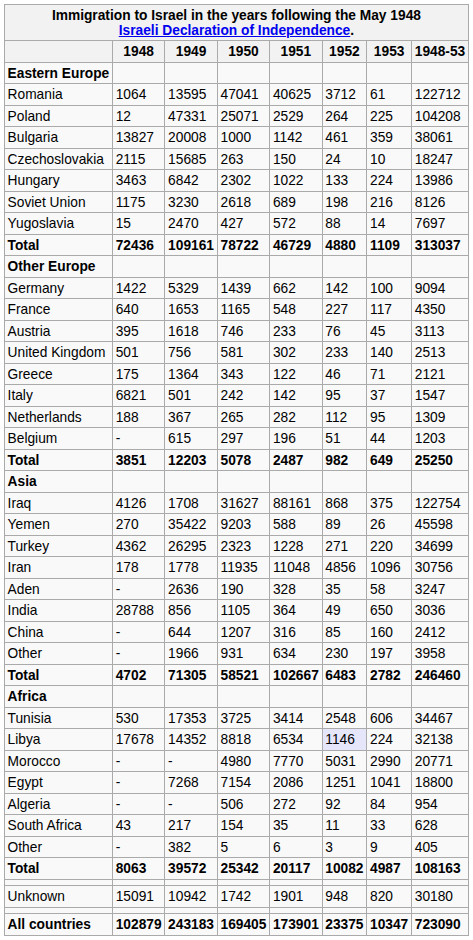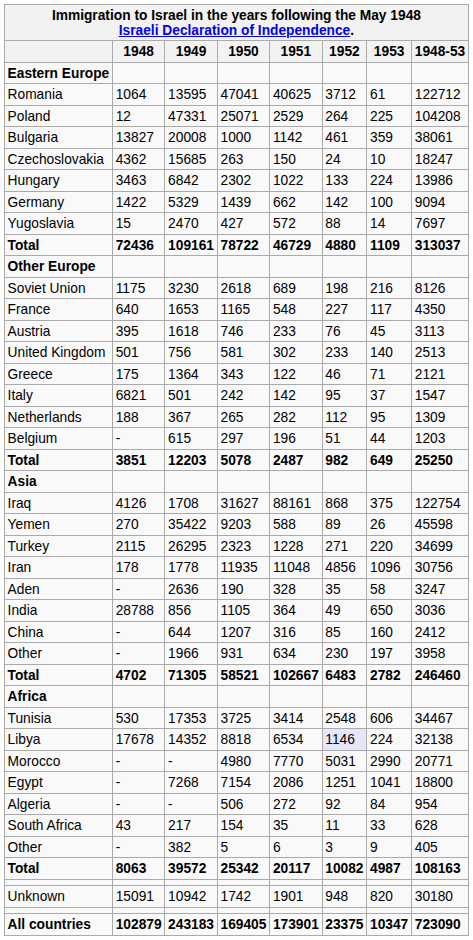(131, 159) 2115 -> (131, 159) 4362
rows swapped: (47, 202) <-> (36, 288)
(131, 546) 4362 -> (131, 546) 2115
